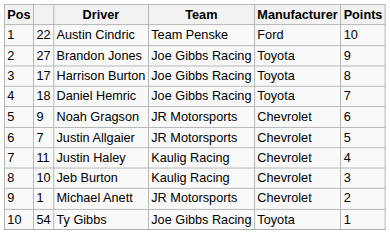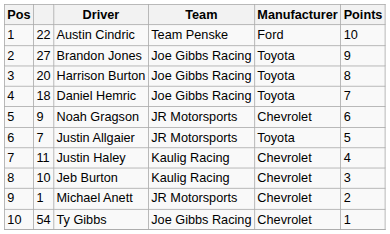(44, 75) 17 -> (44, 75) 20
(285, 137) Chevrolet -> (276, 137) Toyota
(276, 218) Toyota -> (285, 218) Chevrolet
